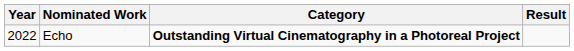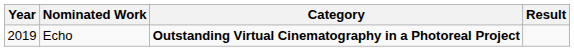(22, 35) 2022 -> (22, 35) 2019
